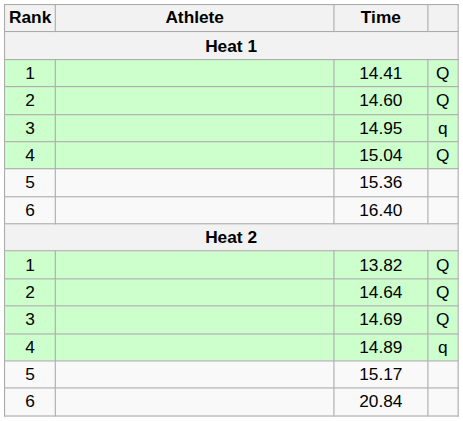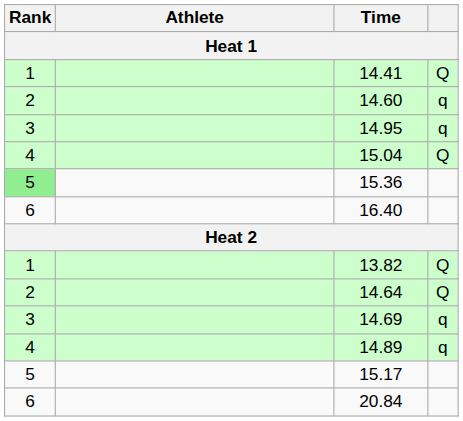(443, 100) Q -> (443, 100) q
(30, 182) no background -> (30, 182) lightgreen background
(443, 319) Q -> (443, 319) q
